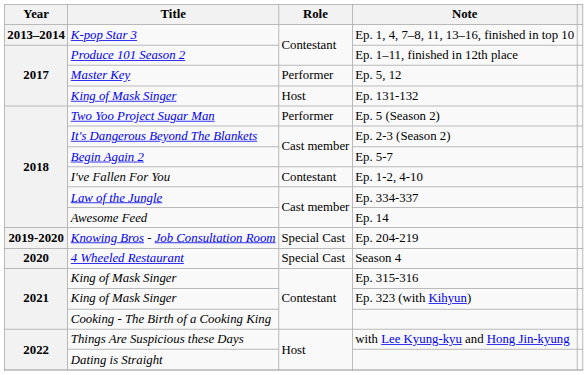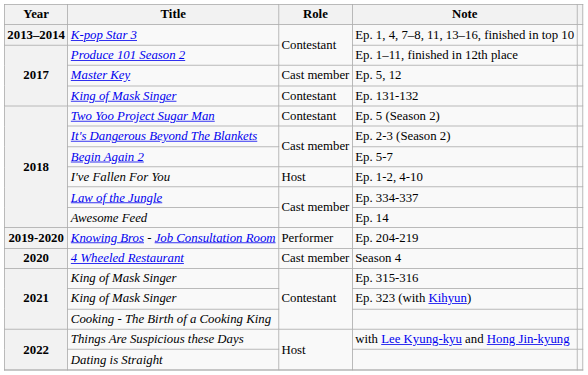(307, 75) Performer -> (315, 75) Cast member
(294, 95) Host -> (309, 95) Contestant
(307, 116) Performer -> (309, 116) Contestant
(309, 177) Contestant -> (294, 177) Host
(313, 237) Special Cast -> (307, 237) Performer
(313, 258) Special Cast -> (315, 258) Cast member
